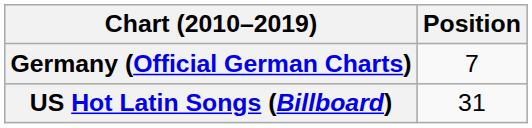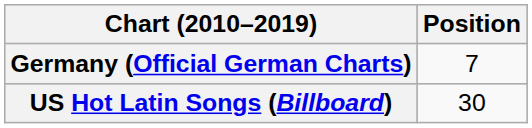(472, 102) 31 -> (472, 102) 30
